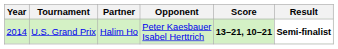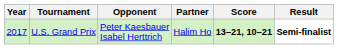columns swapped: (119, 12) <-> (177, 12)
(17, 32) 2014 -> (17, 32) 2017
